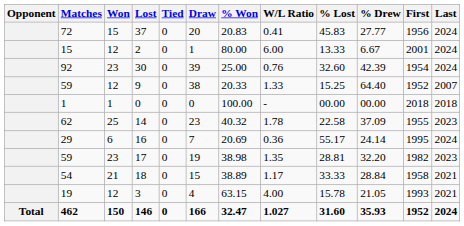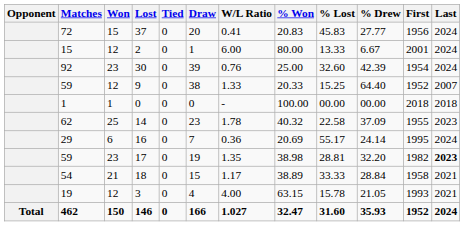columns swapped: (289, 13) <-> (240, 13)
(446, 157) normal -> (446, 157) bold
